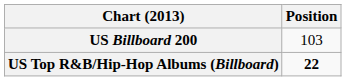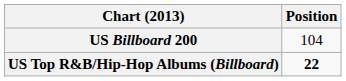(312, 40) 103 -> (312, 40) 104
